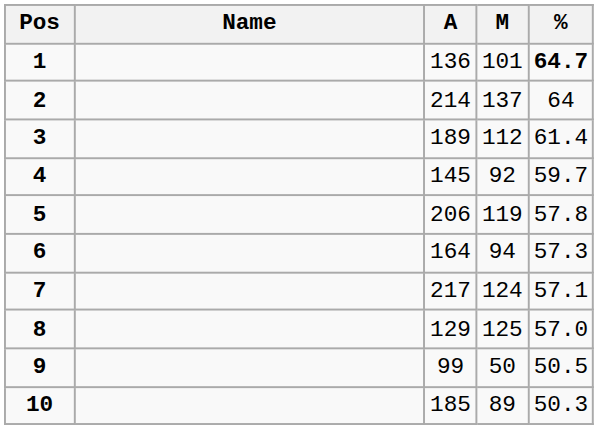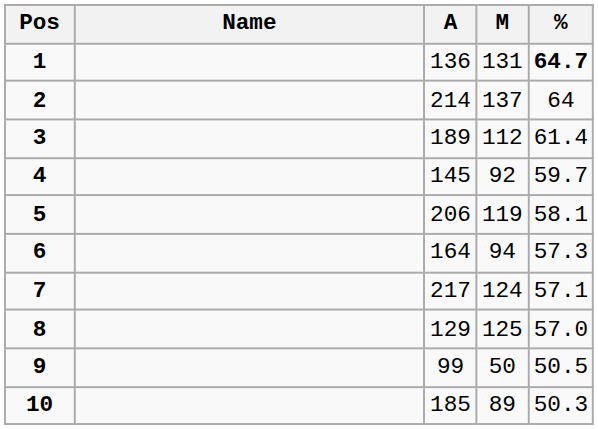(502, 62) 101 -> (502, 62) 131
(561, 214) 57.8 -> (561, 214) 58.1
